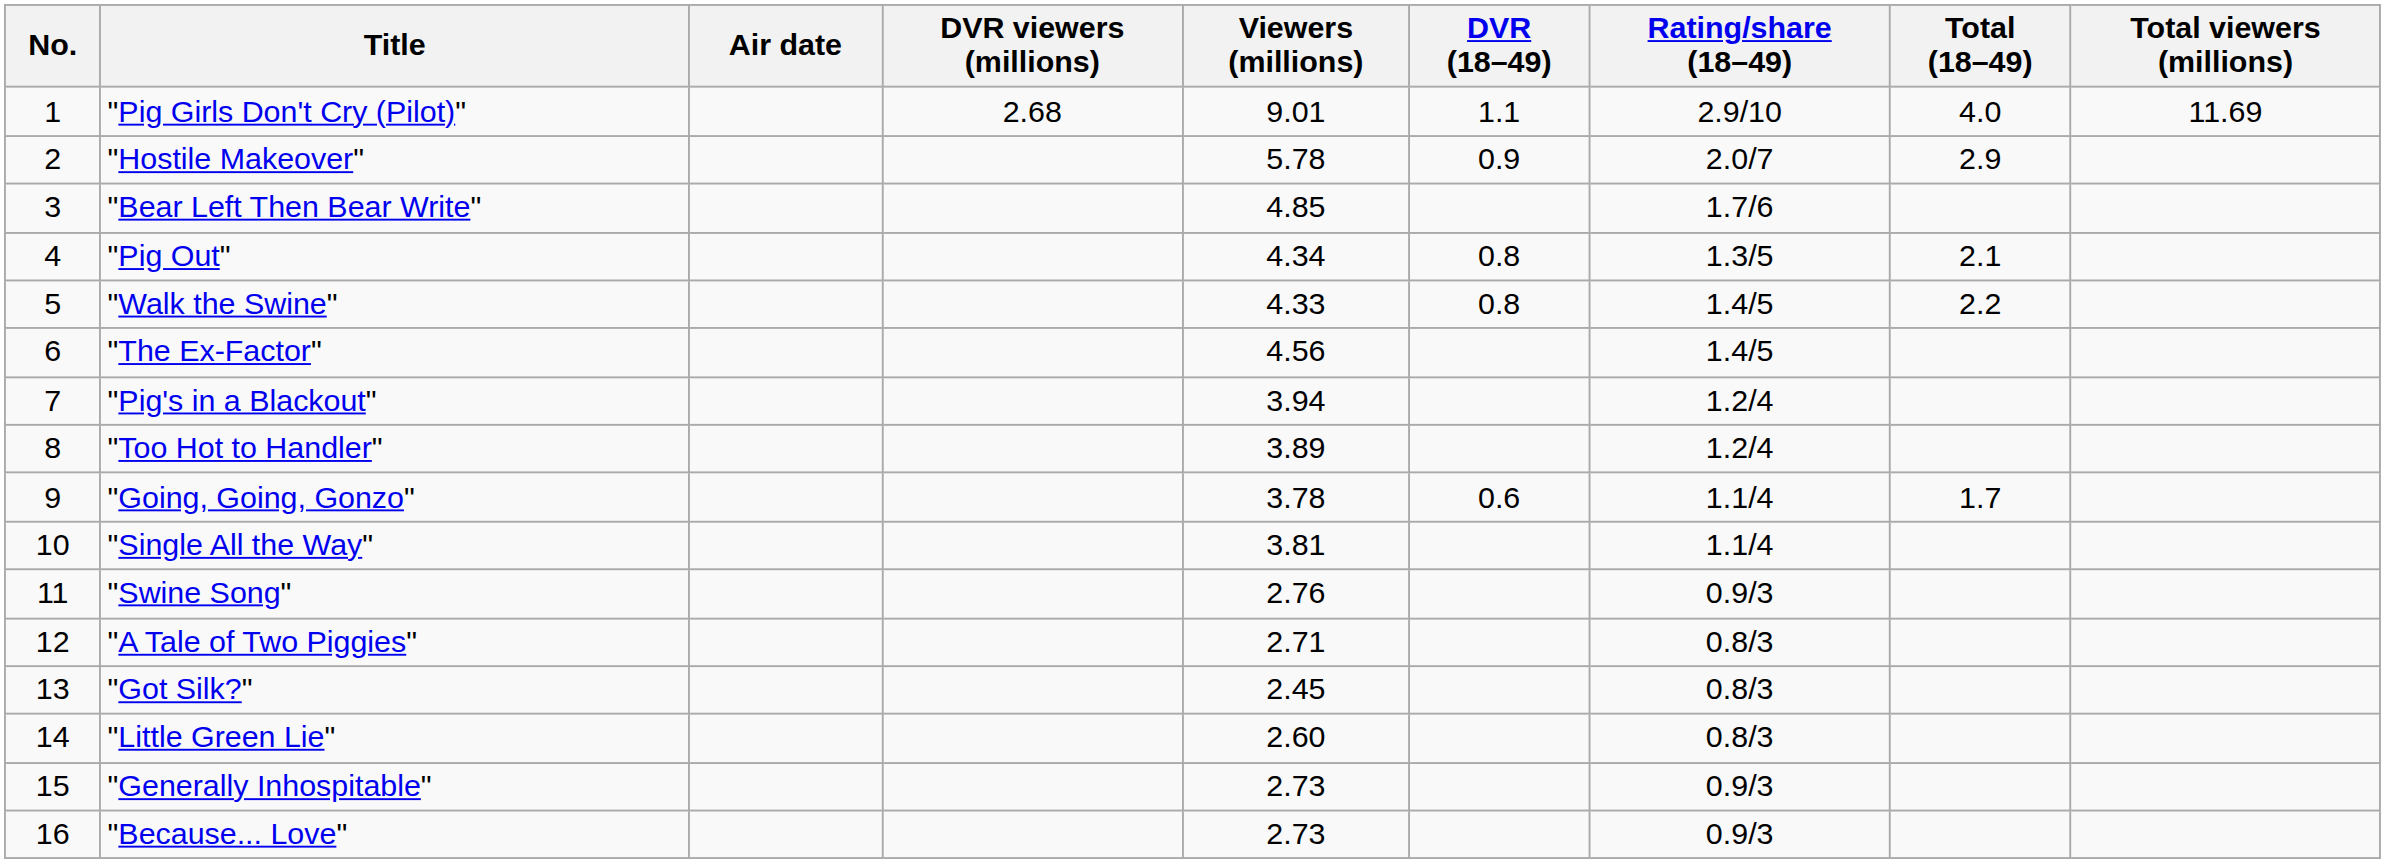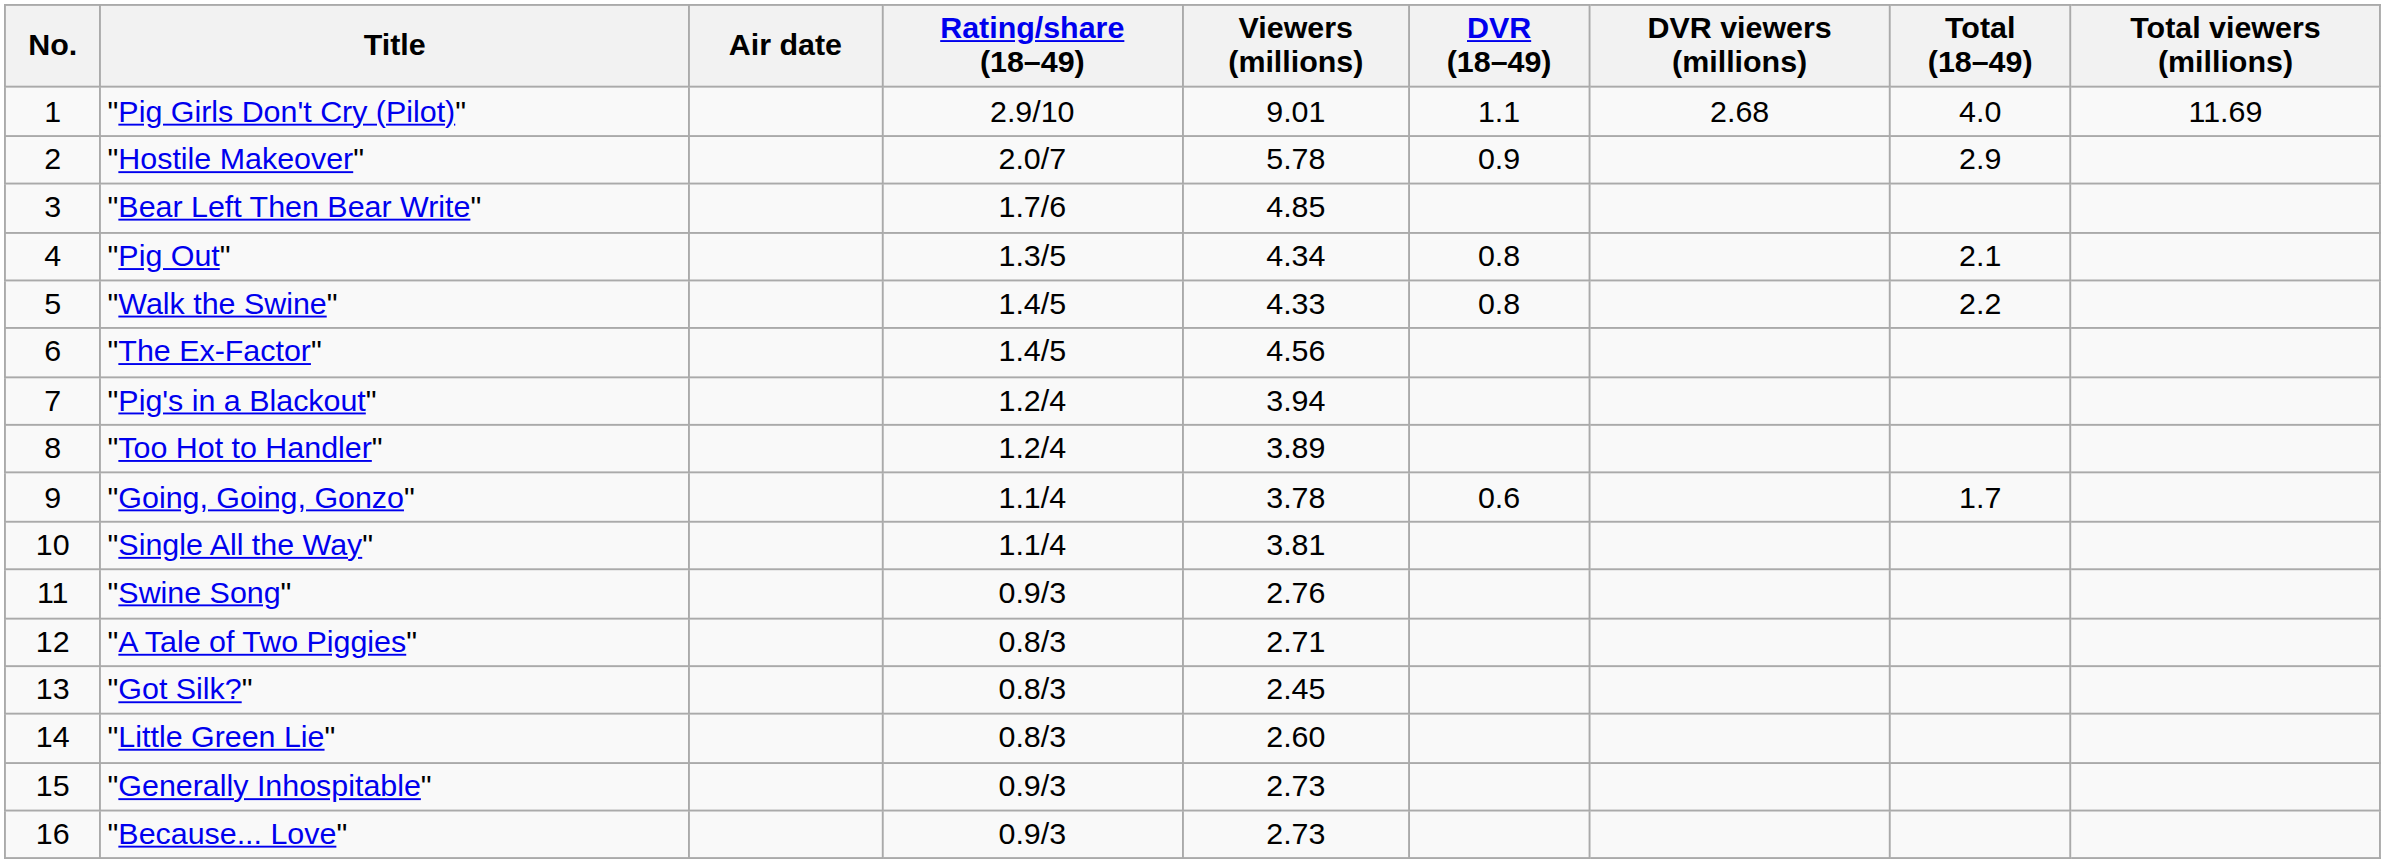columns swapped: (1740, 45) <-> (1032, 45)
